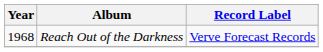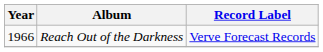(21, 36) 1968 -> (21, 36) 1966
